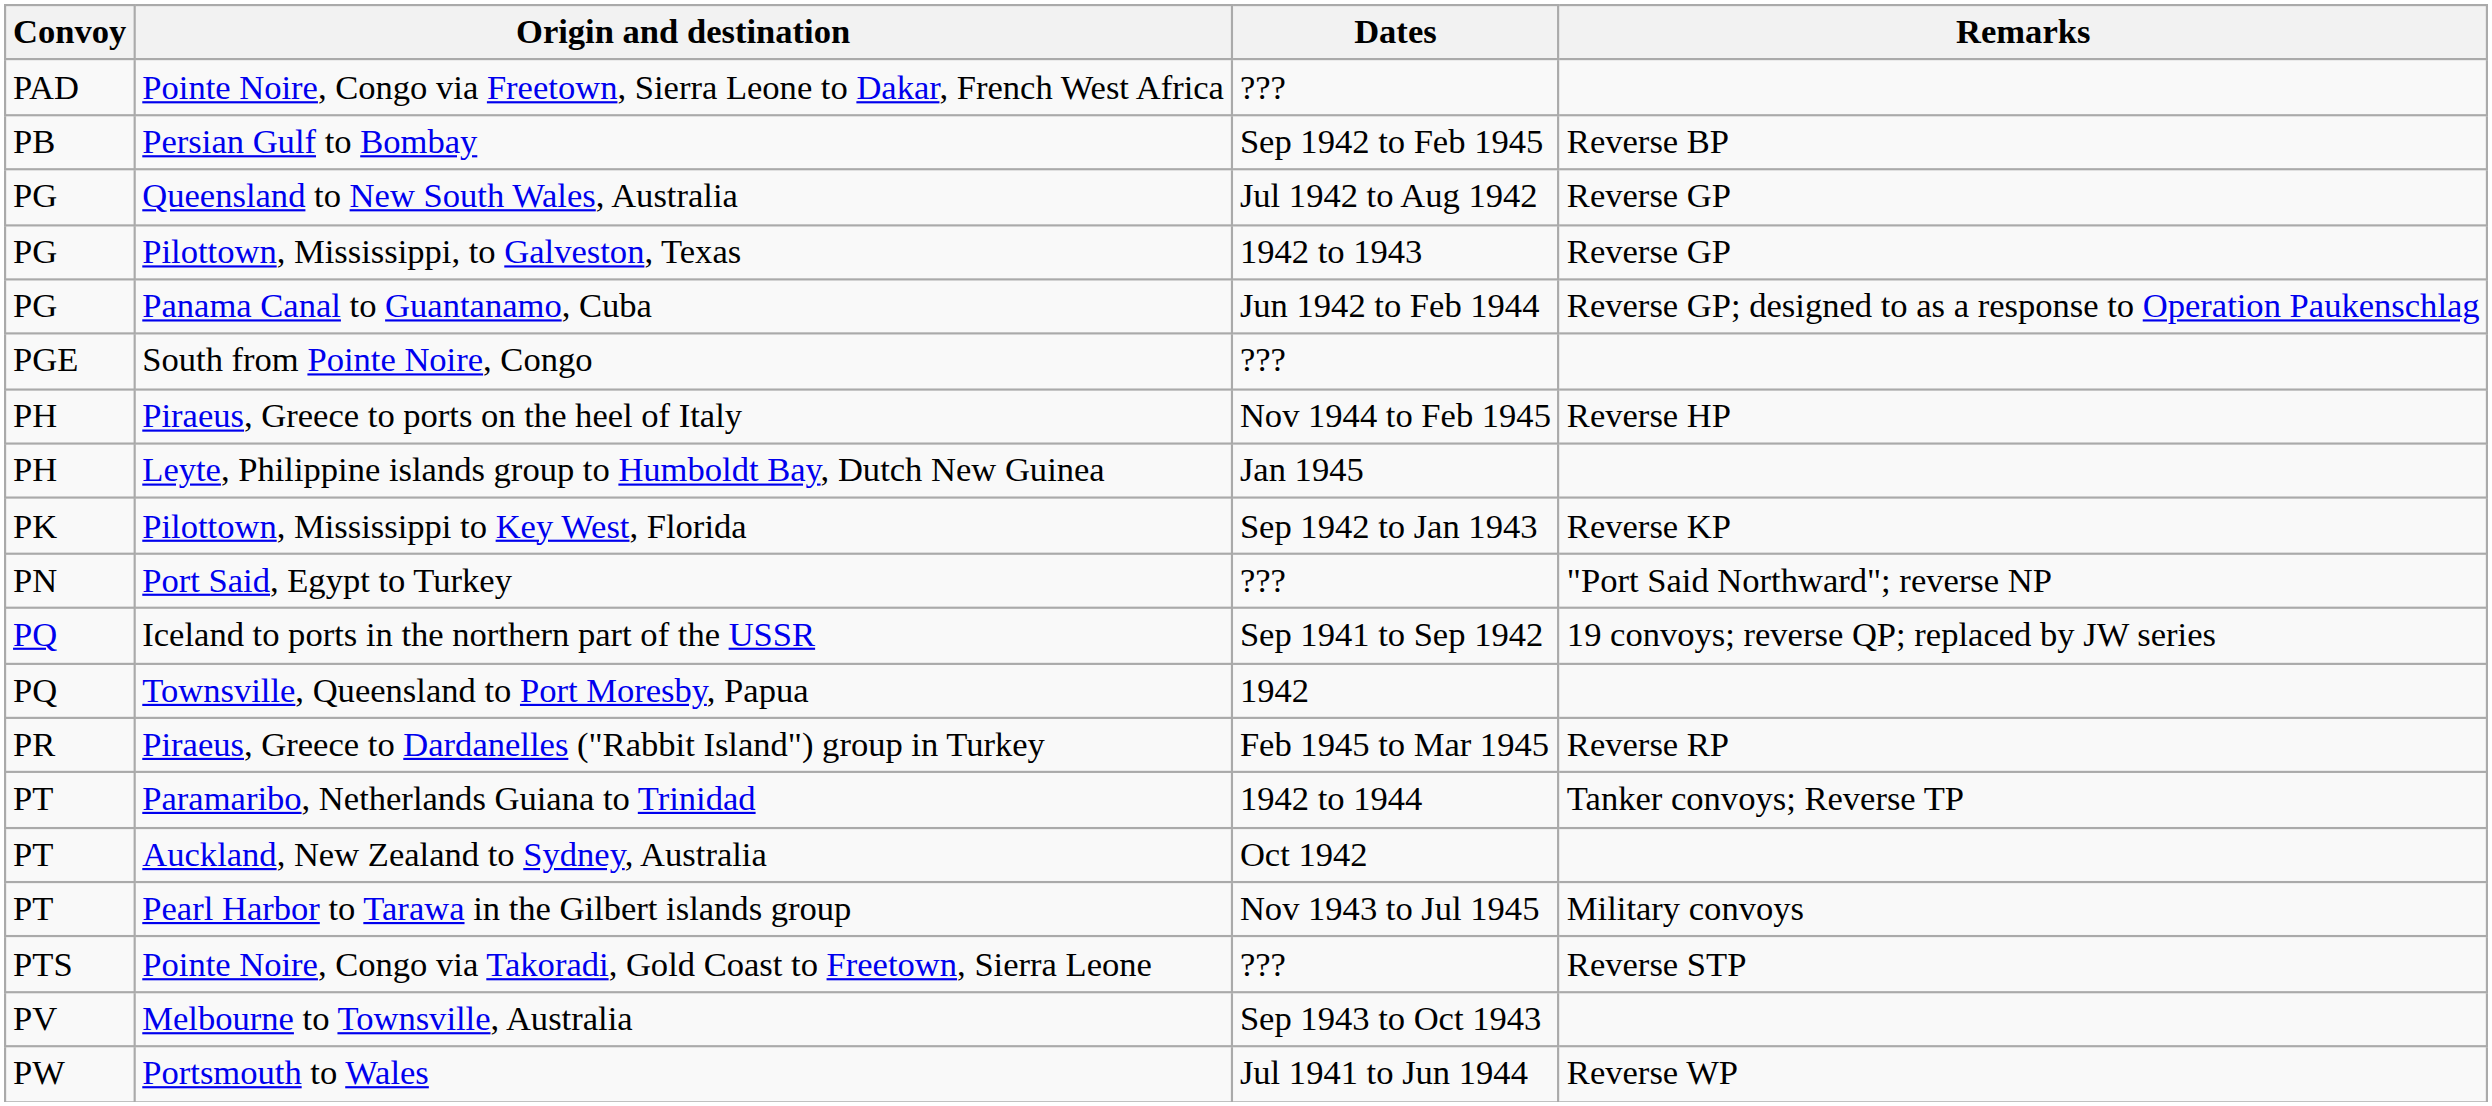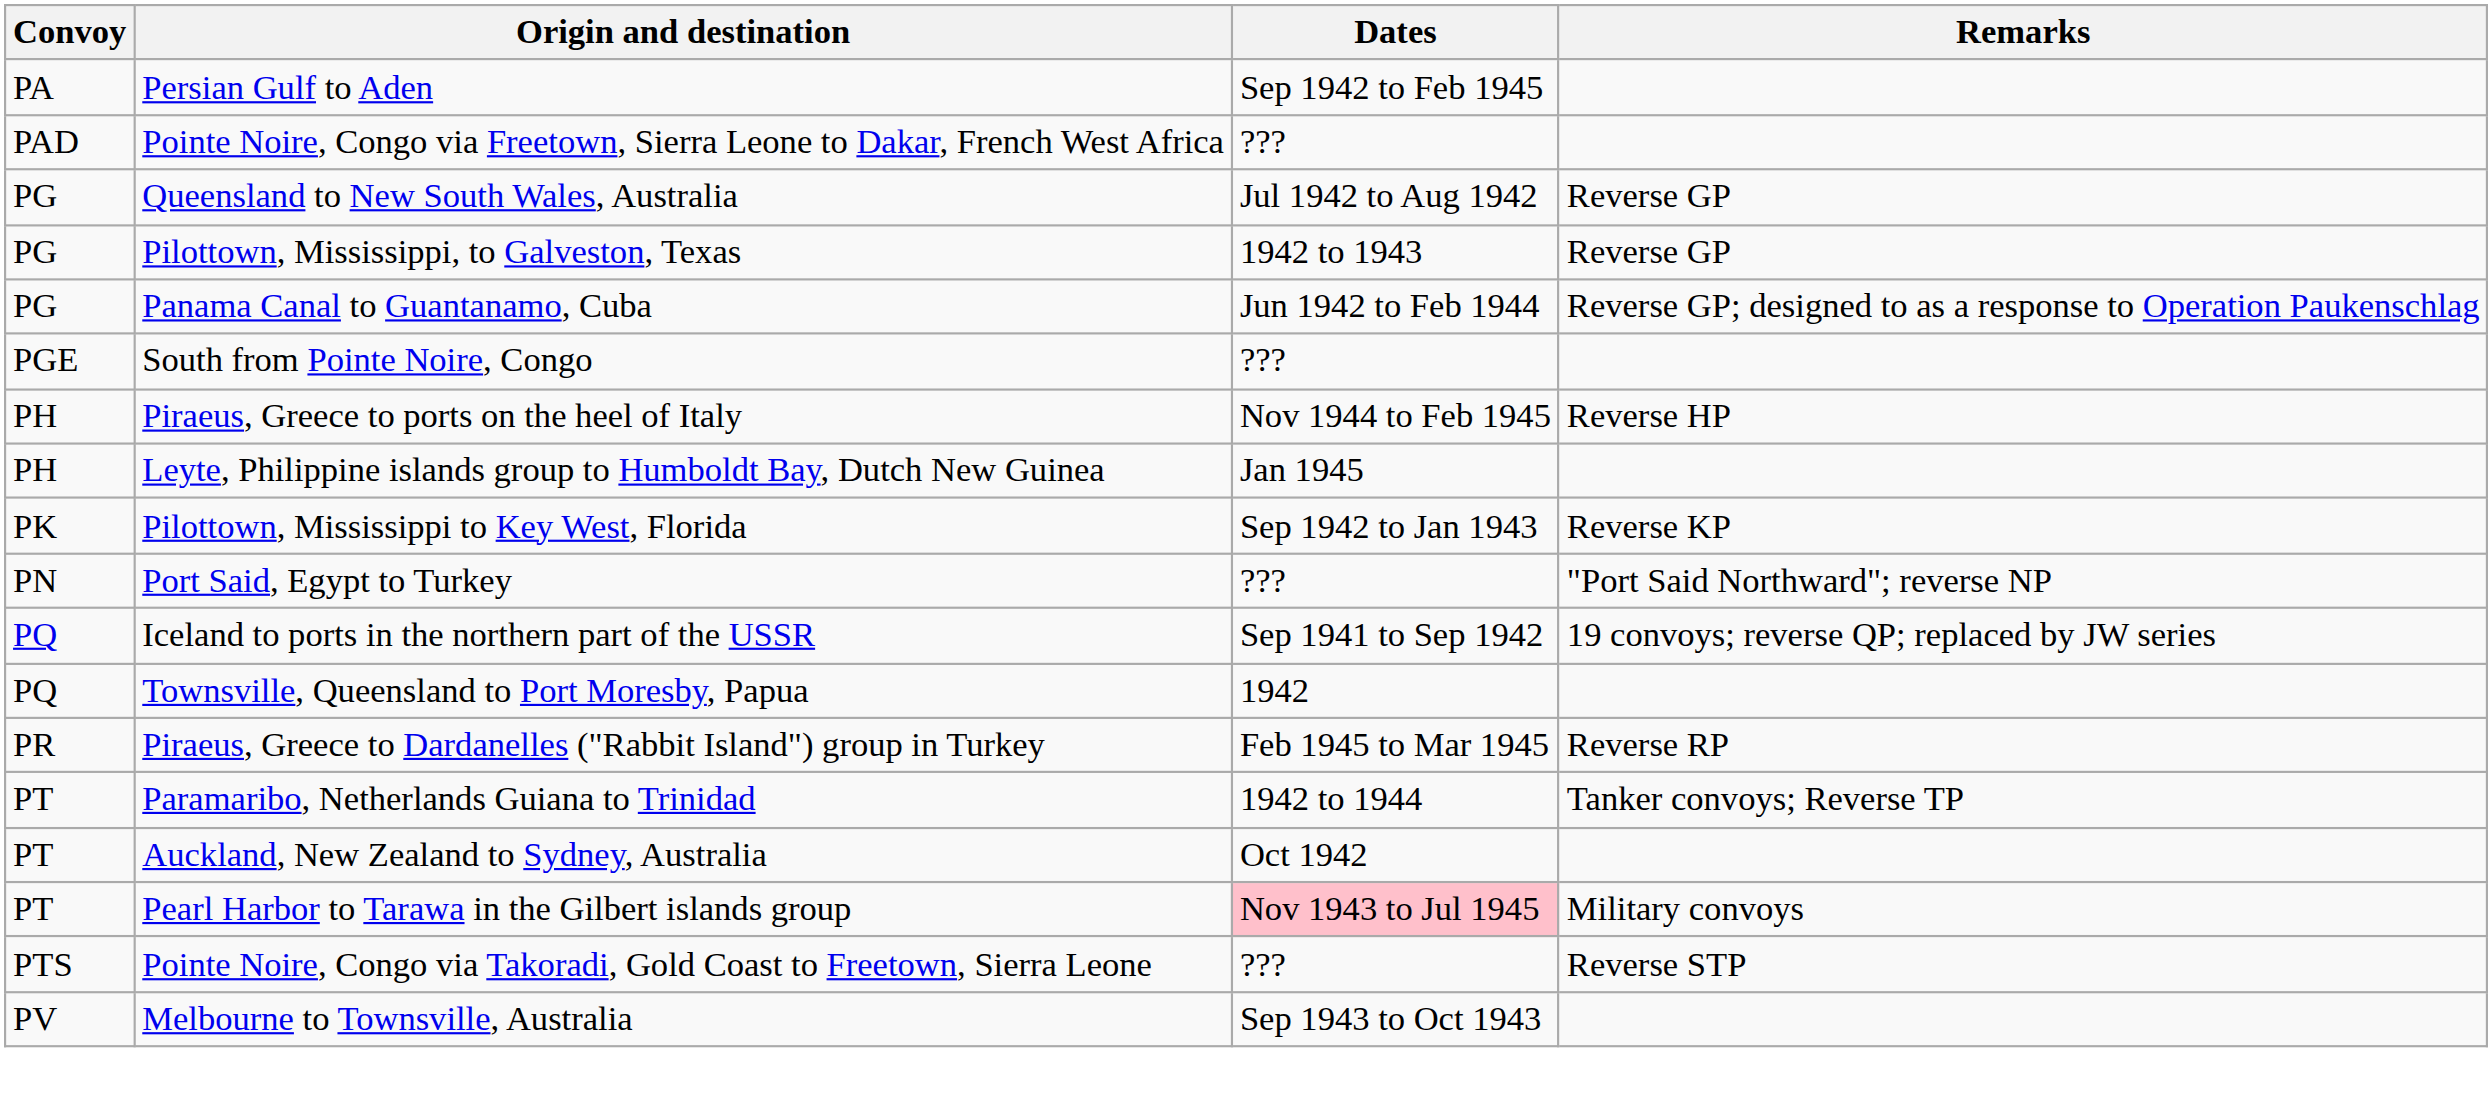+ row: (288, 86)
- row: (310, 141)
(1390, 908) no background -> (1390, 908) pink background
- row: (286, 1073)
